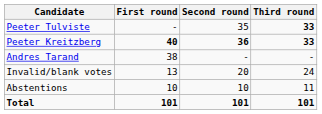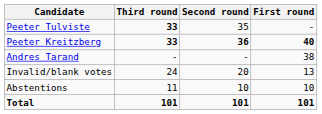columns swapped: (147, 12) <-> (284, 12)
